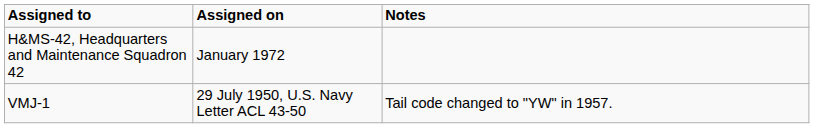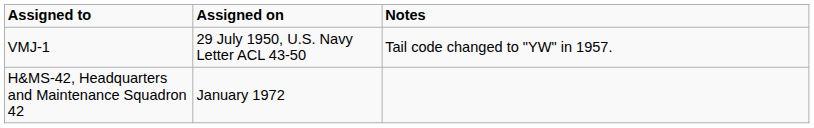rows swapped: (29, 103) <-> (97, 55)
